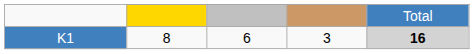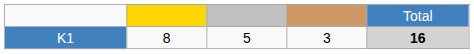(247, 38) 6 -> (247, 38) 5
